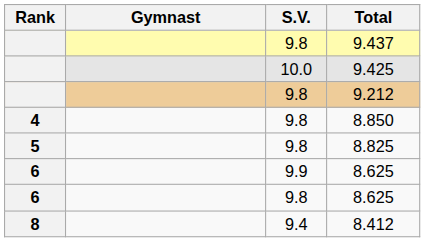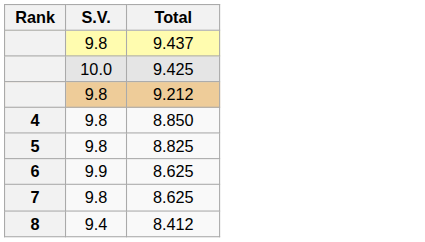- column: (166, 18)
(35, 198) 6 -> (35, 198) 7
